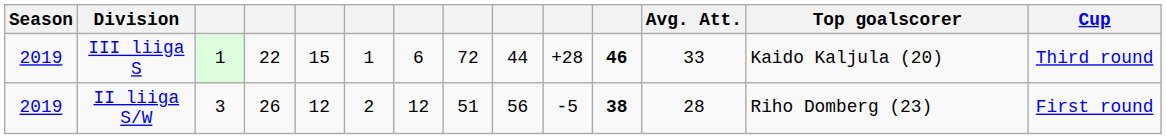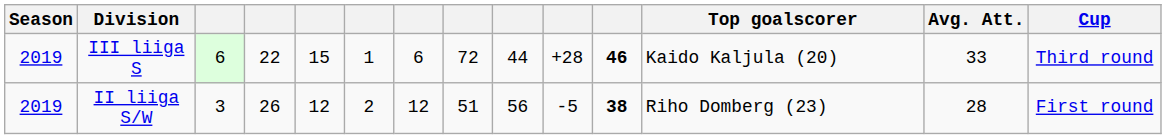columns swapped: (694, 19) <-> (887, 19)
(220, 59) 1 -> (220, 59) 6
